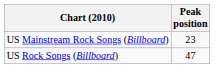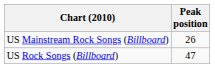(190, 39) 23 -> (190, 39) 26
